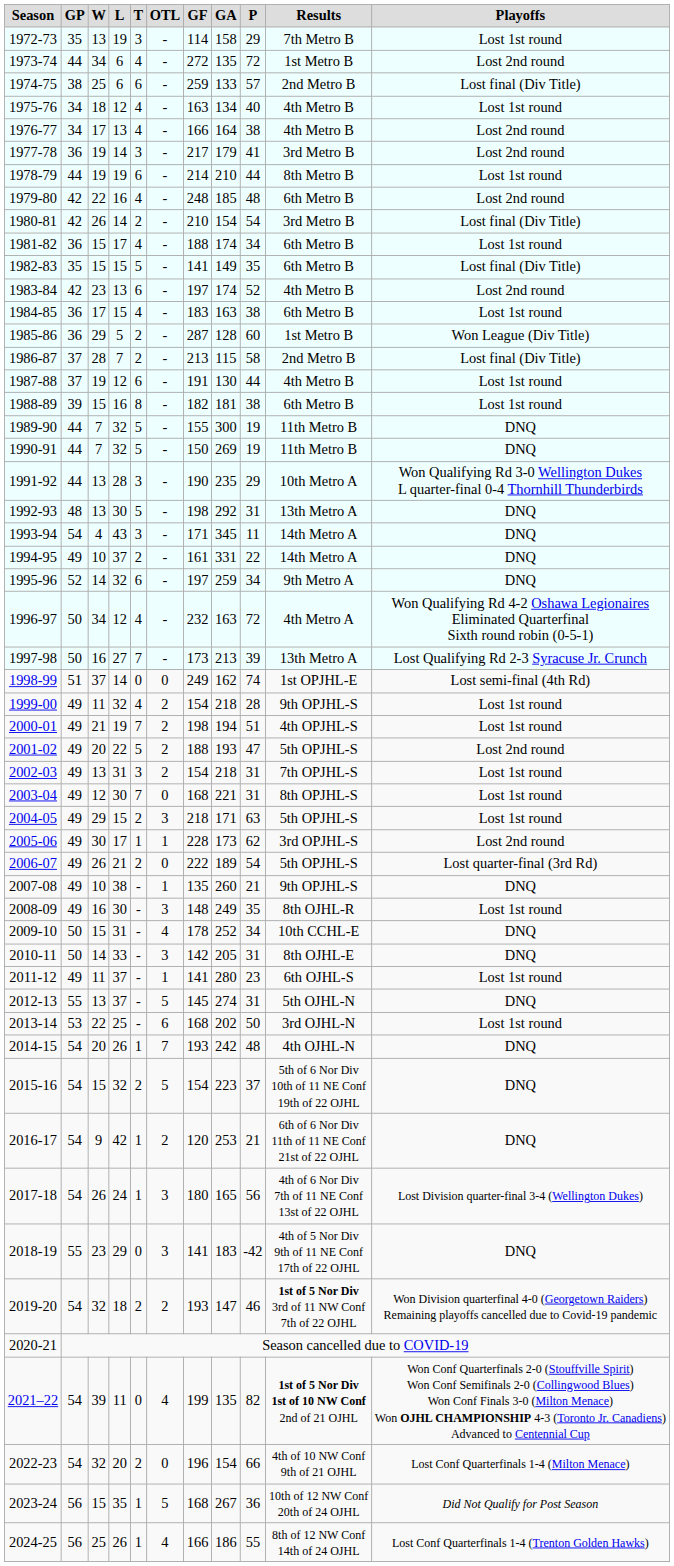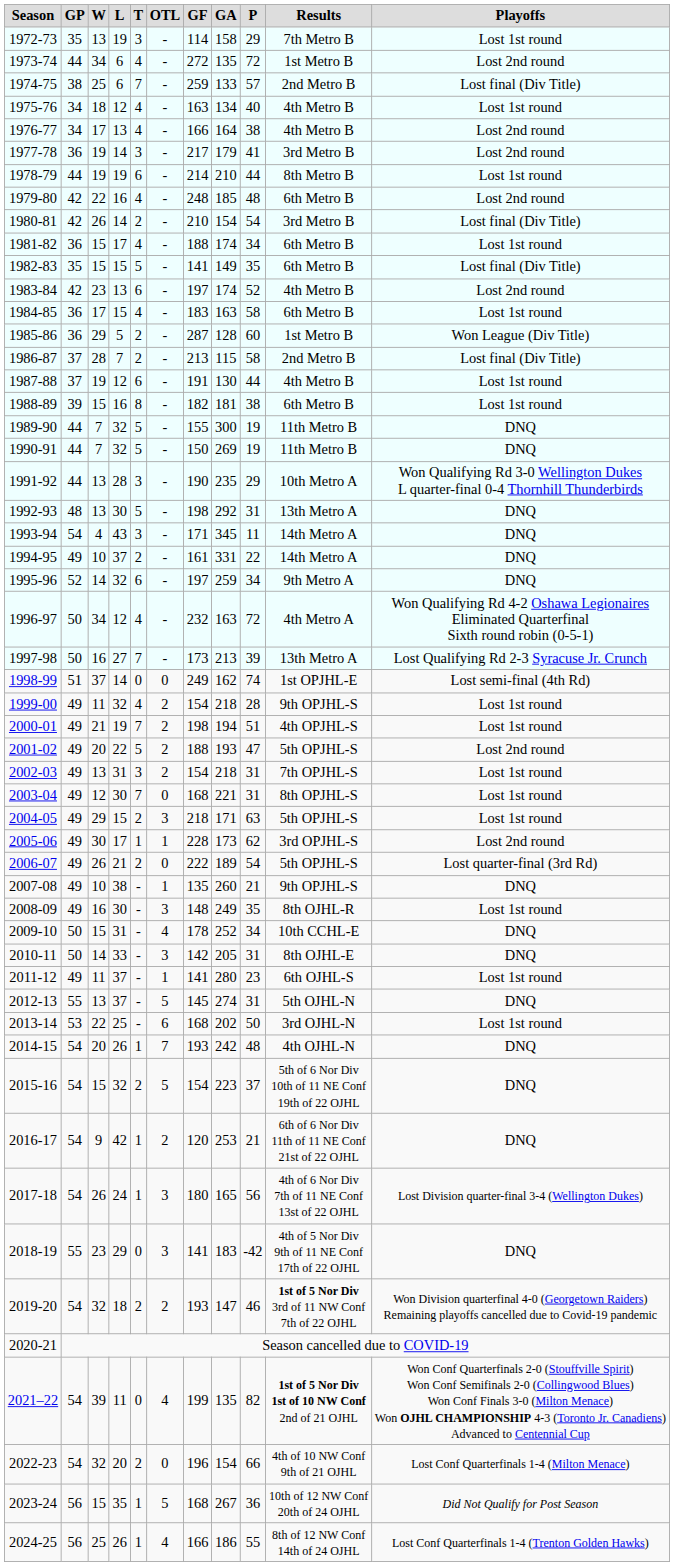(138, 84) 6 -> (138, 84) 7
(253, 312) 38 -> (253, 312) 58
